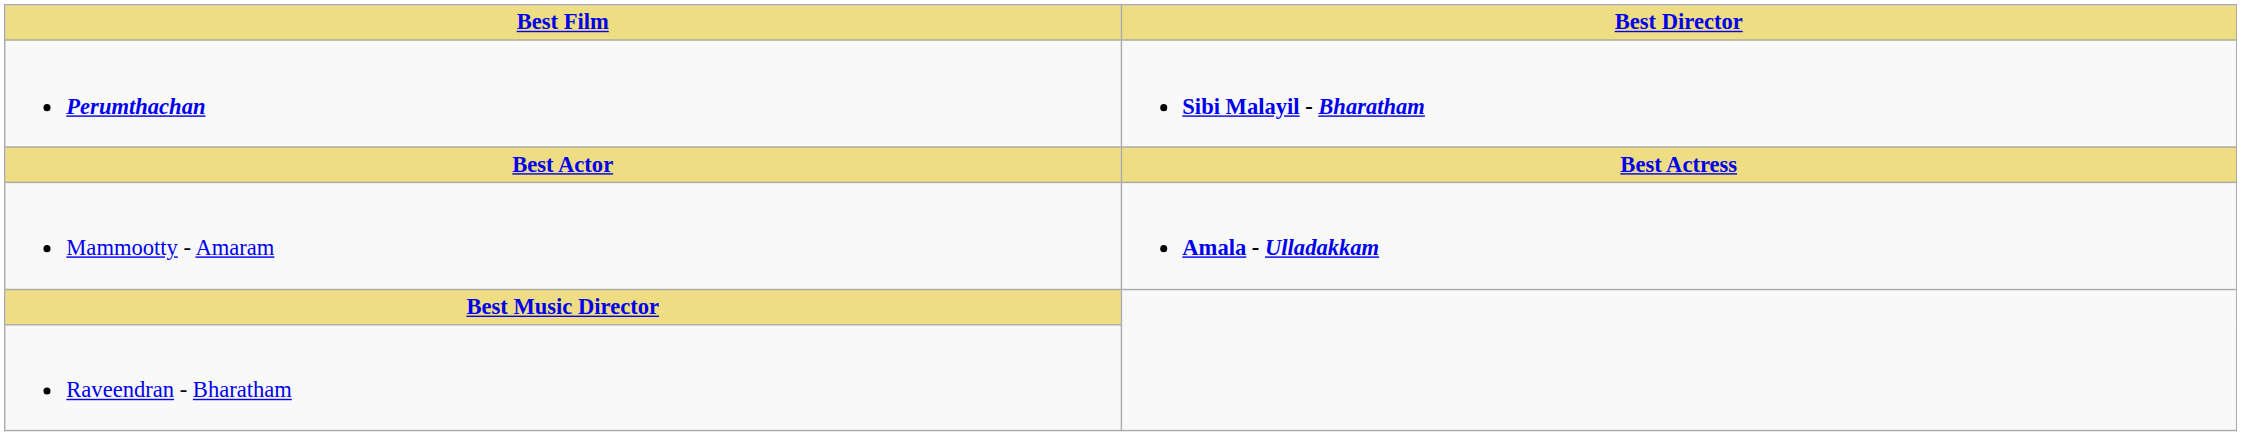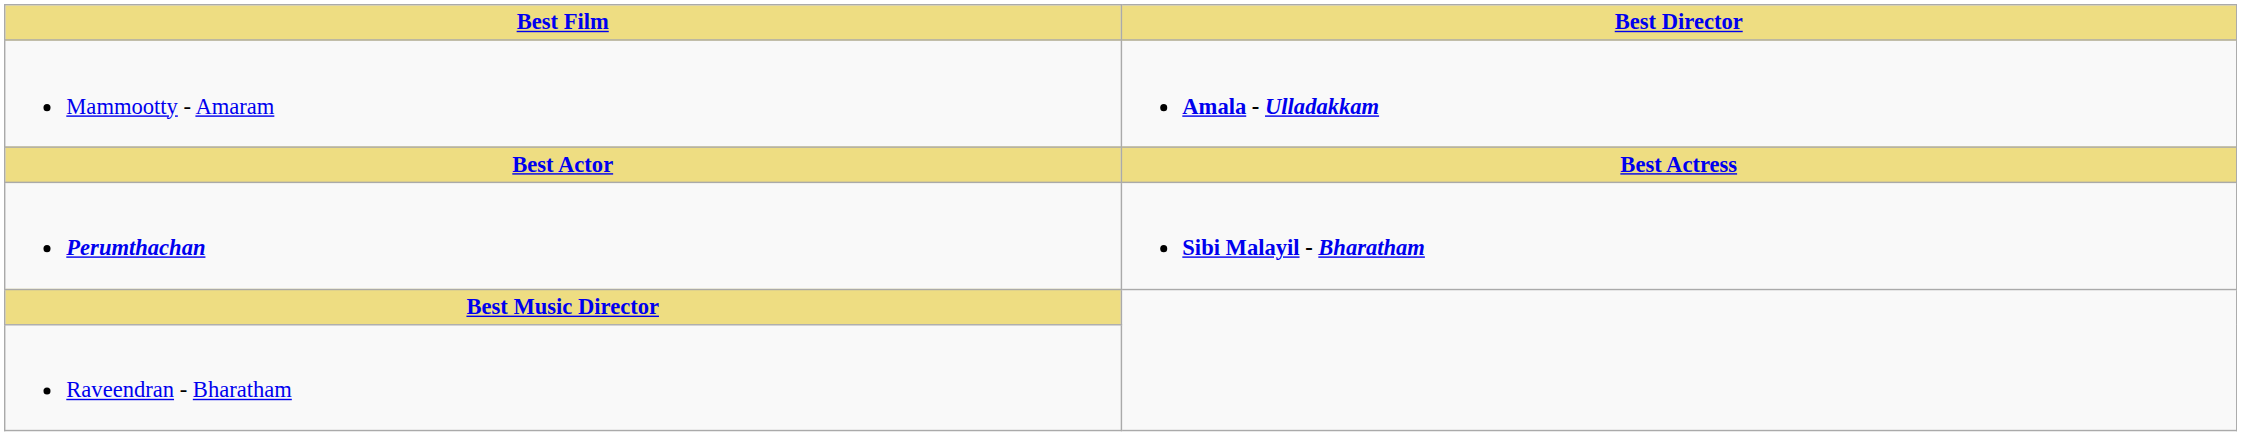rows swapped: (563, 106) <-> (563, 248)
